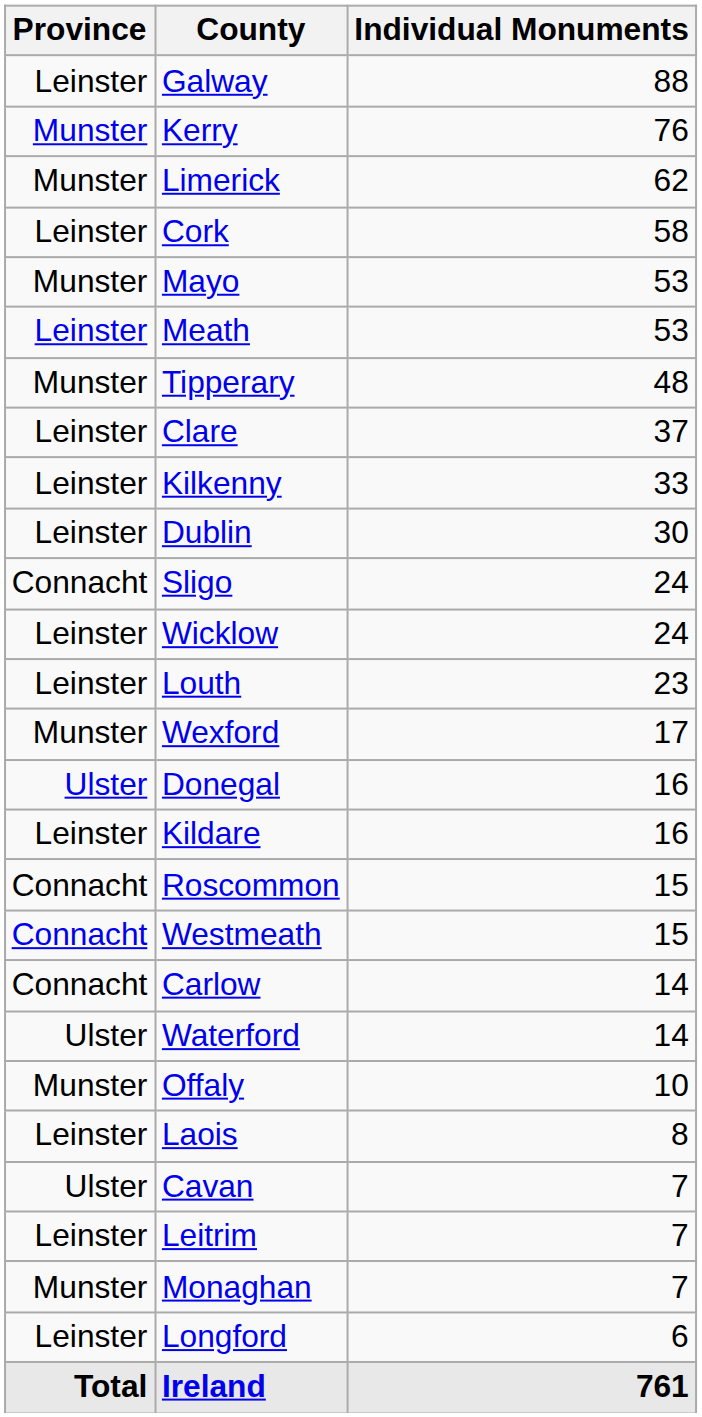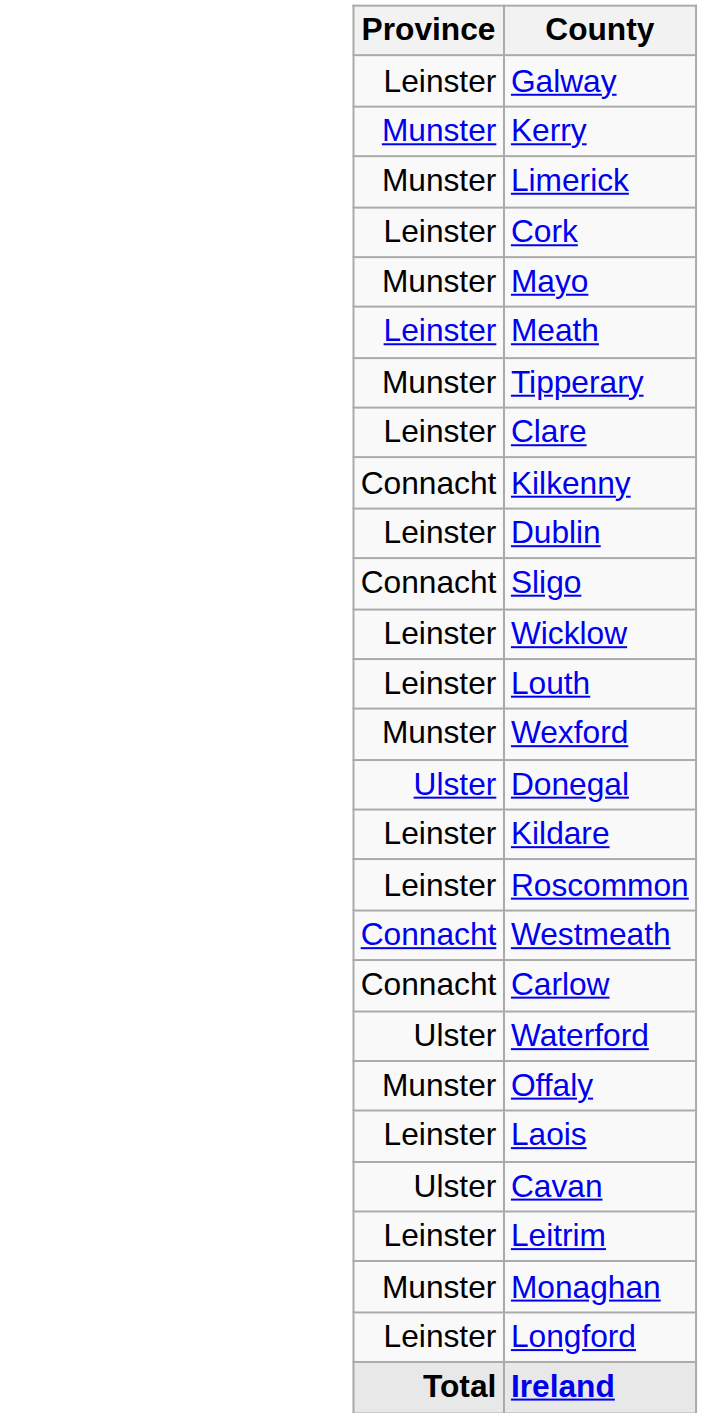- column: (522, 30)
(91, 482) Leinster -> (429, 482) Connacht
(79, 884) Connacht -> (440, 884) Leinster
